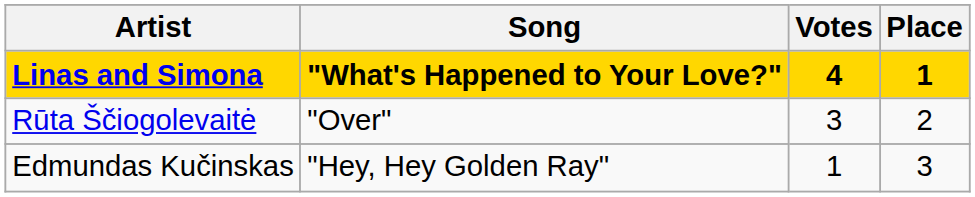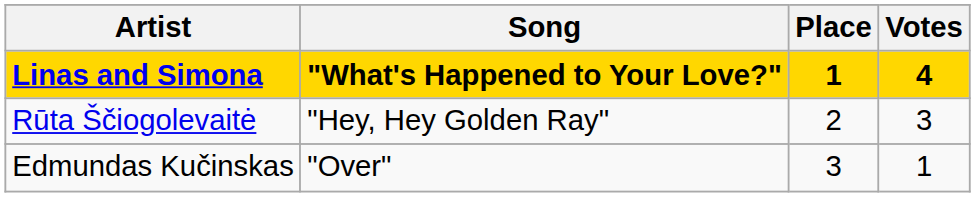columns swapped: (834, 27) <-> (925, 27)
(349, 120) "Over" -> (458, 120) "Hey, Hey Golden Ray"
(458, 167) "Hey, Hey Golden Ray" -> (349, 167) "Over"
